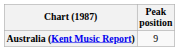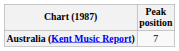(156, 38) 9 -> (156, 38) 7
